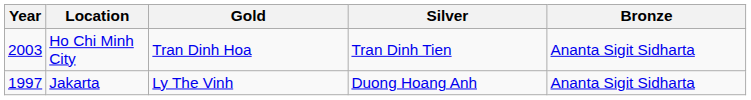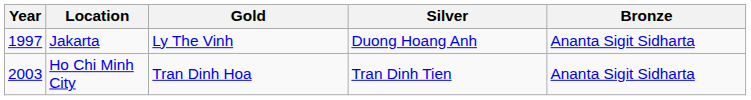rows swapped: (74, 82) <-> (92, 49)
